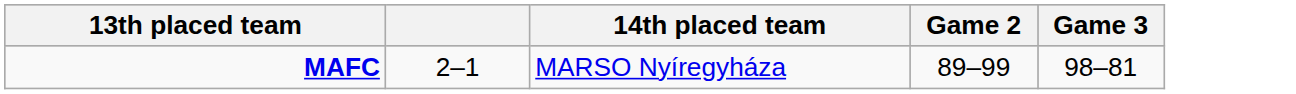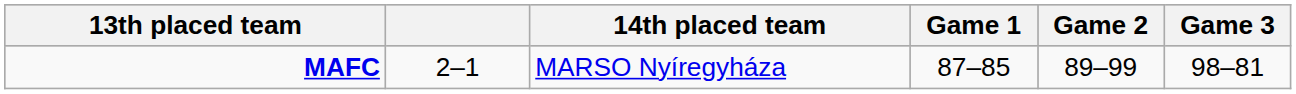+ column: (974, 25)
